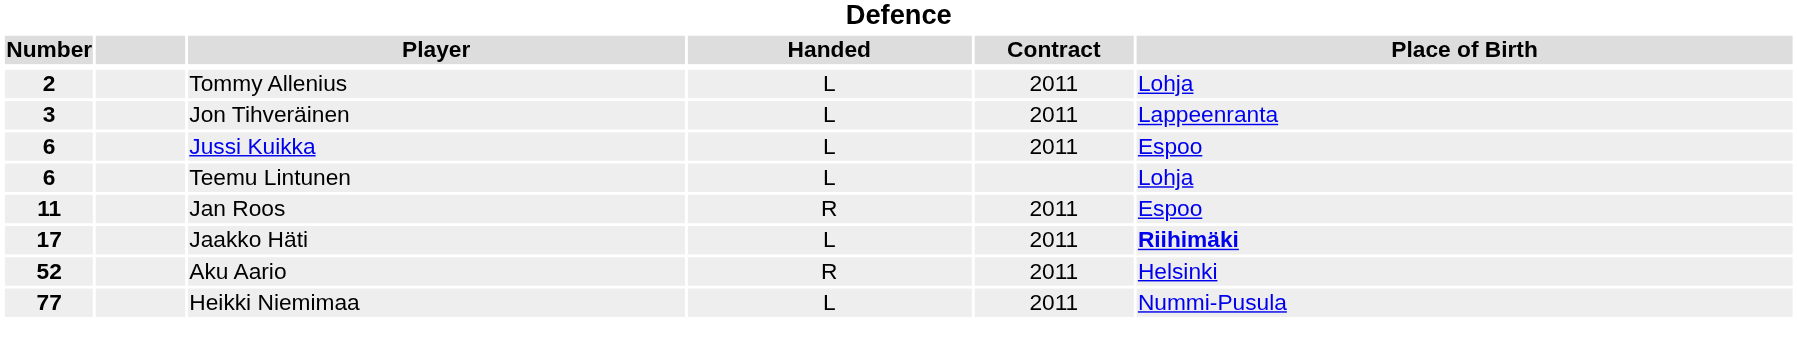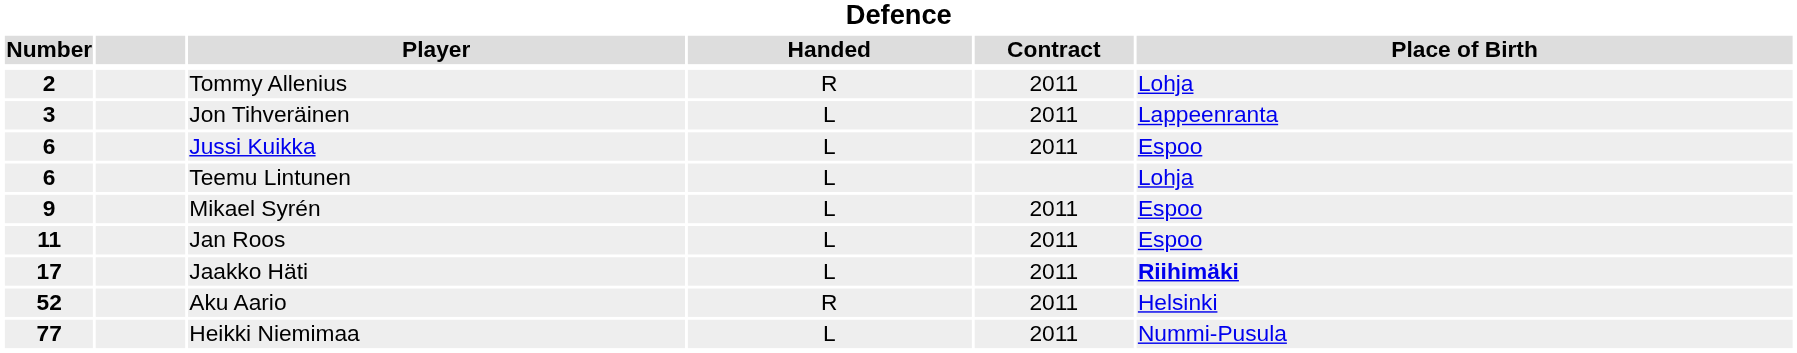(829, 83) L -> (829, 83) R
+ row: (255, 208)
(829, 208) R -> (829, 240) L
